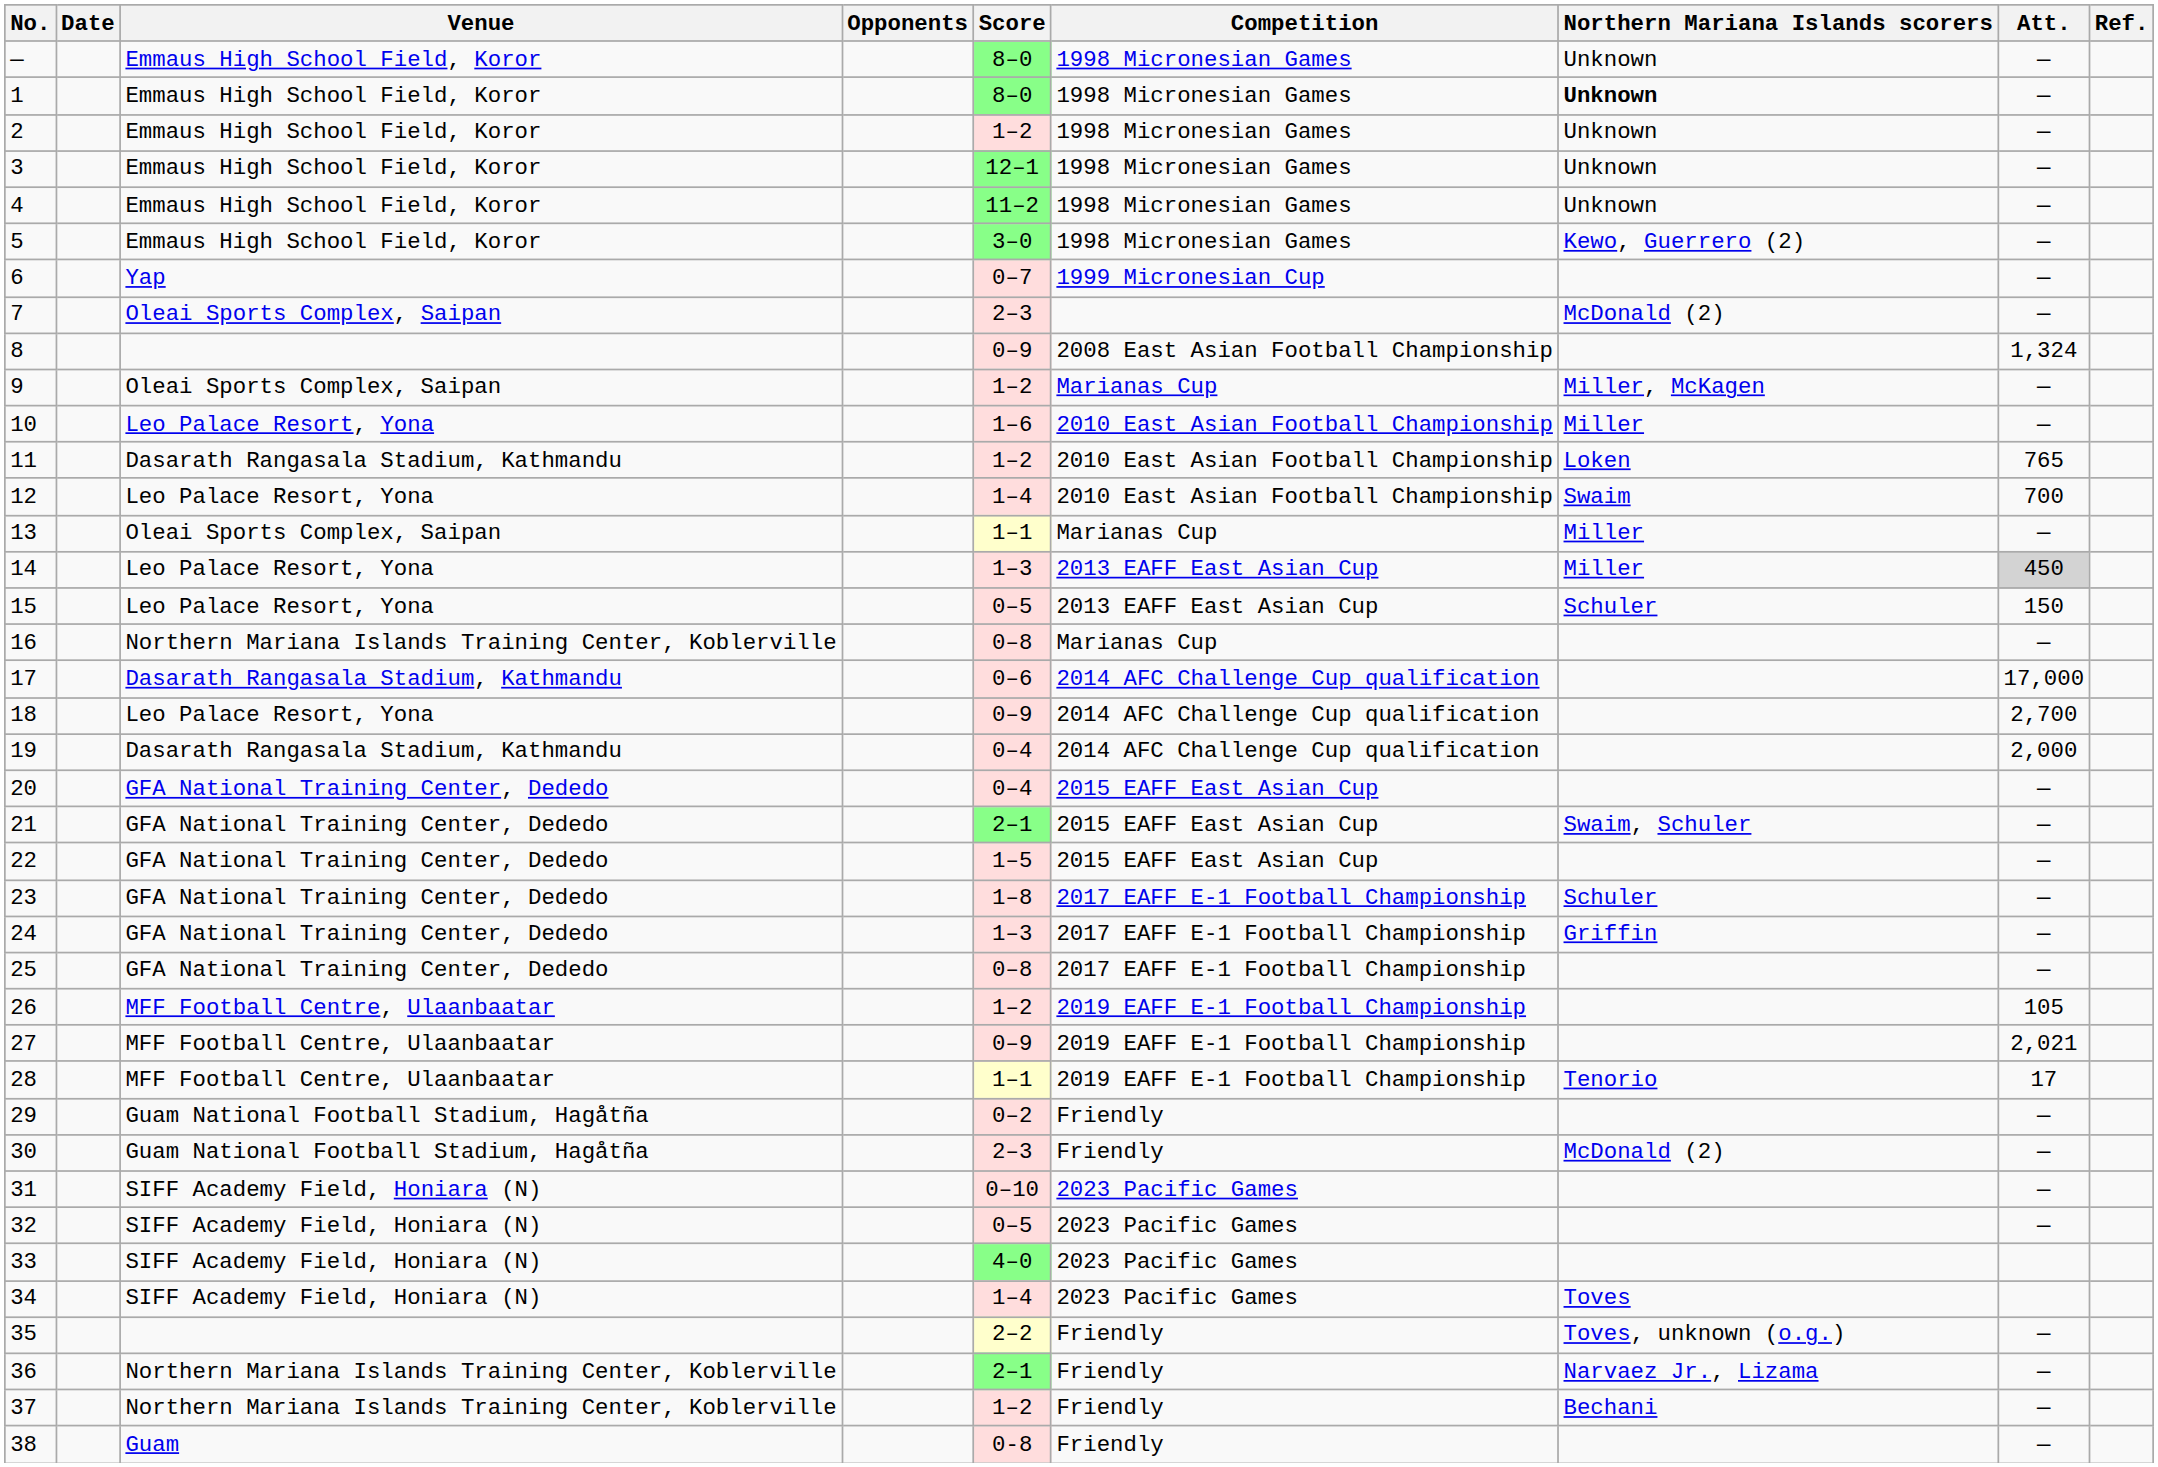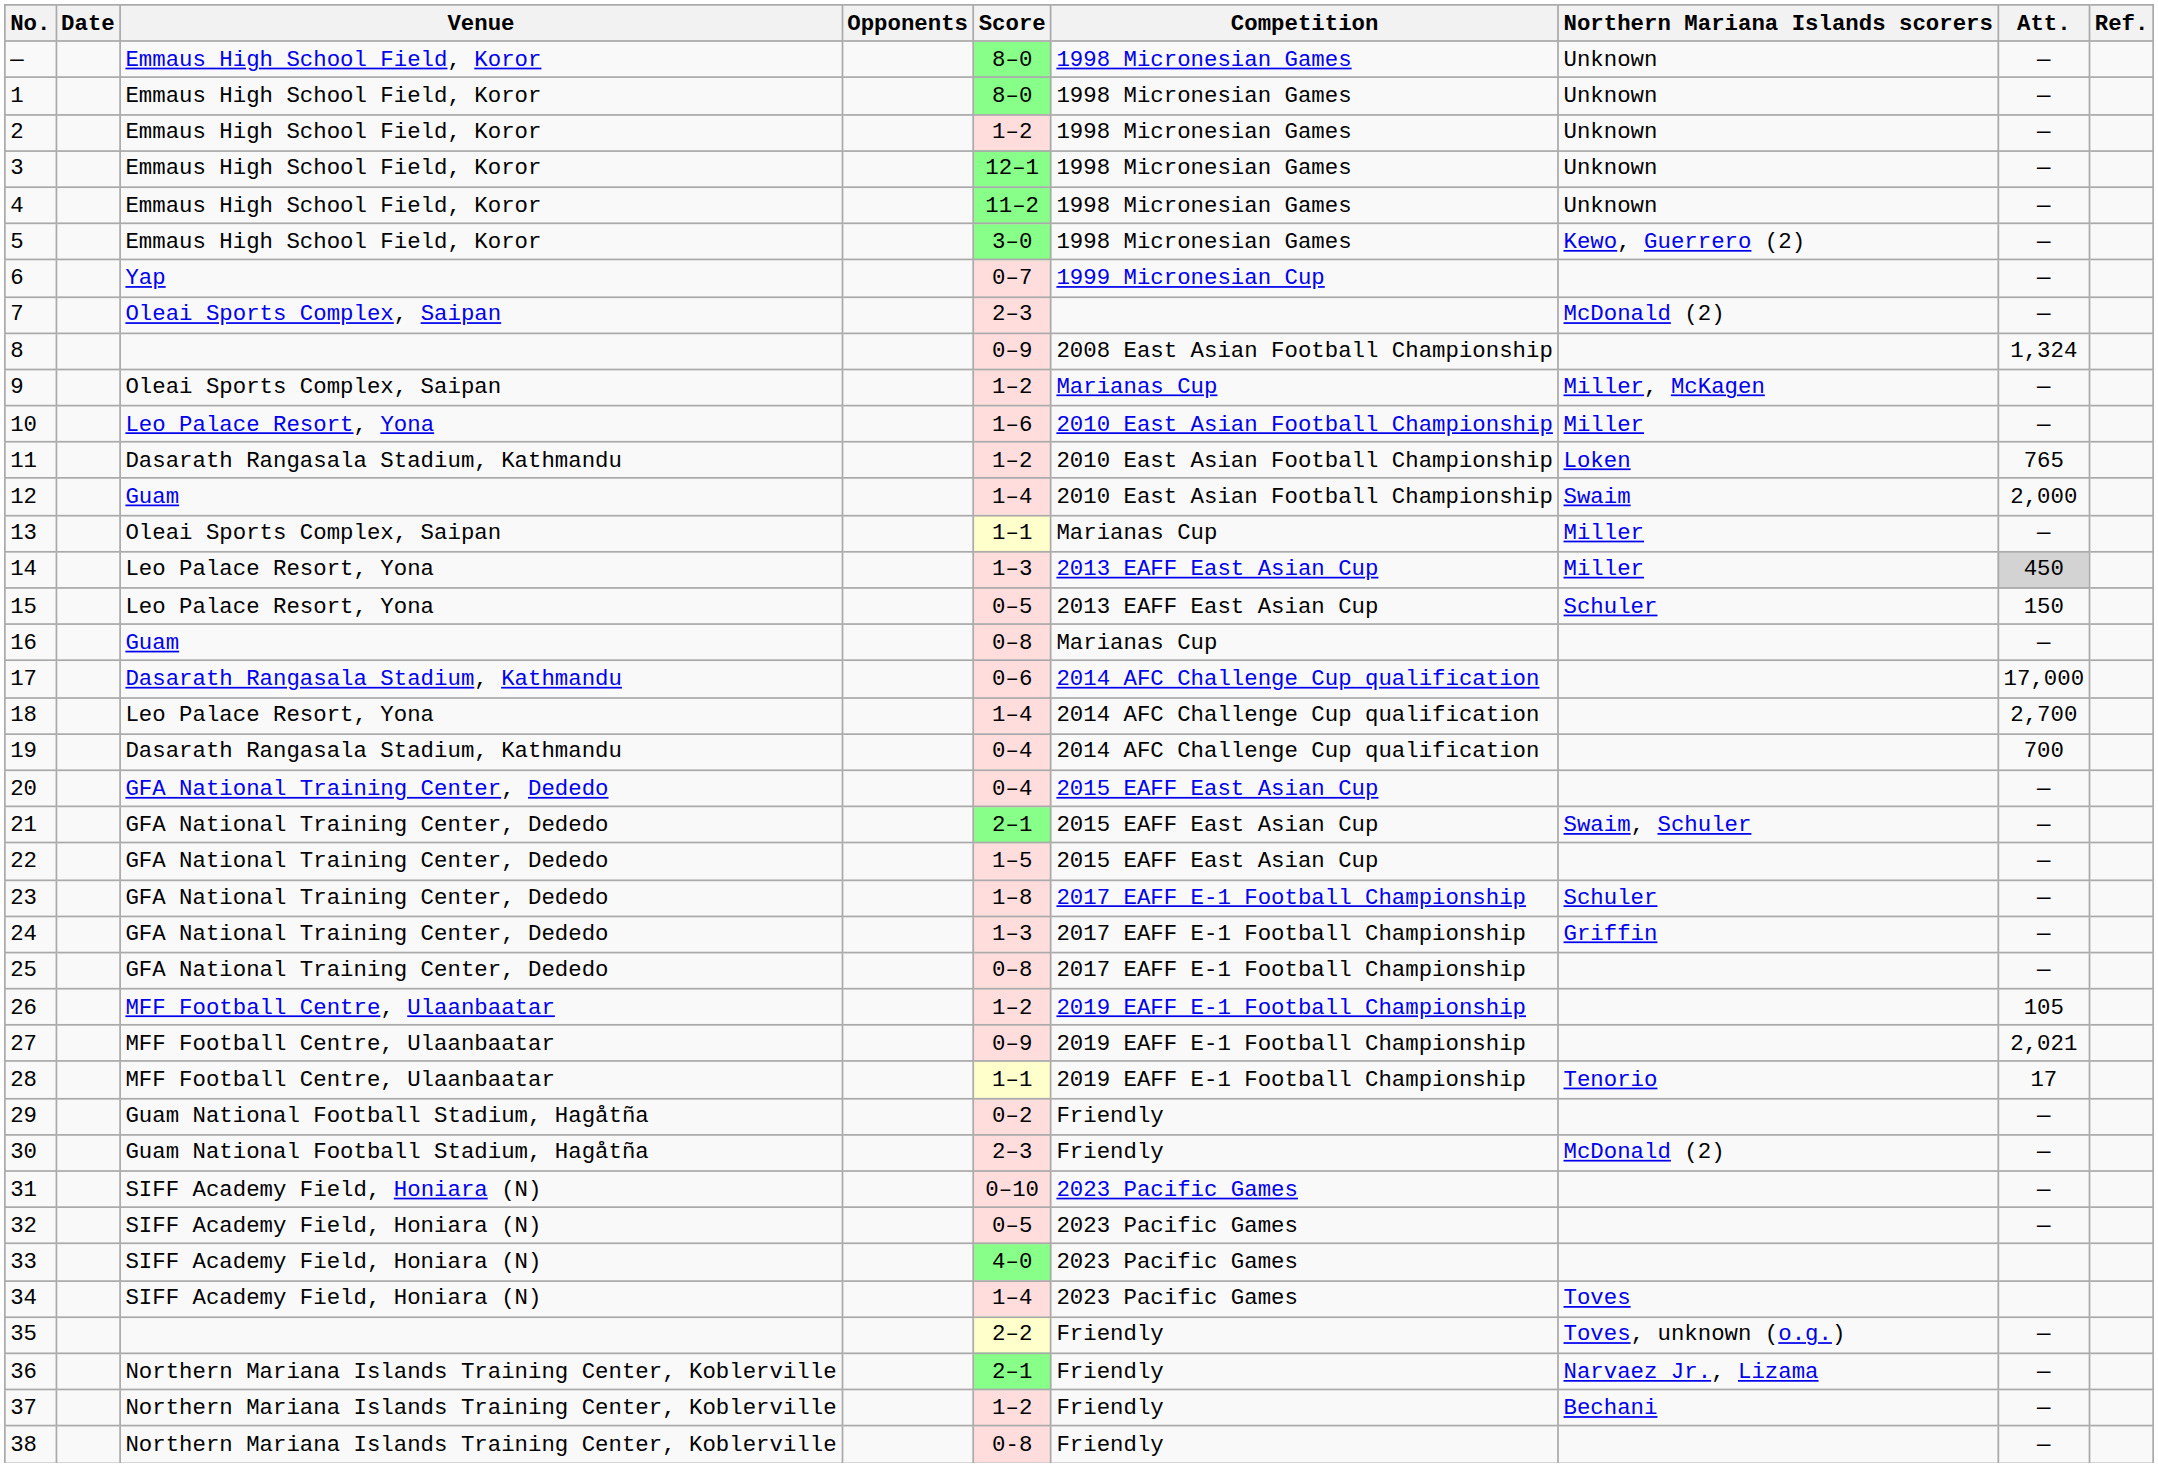(1610, 96) bold -> (1610, 96) normal
(280, 497) Leo Palace Resort, Yona -> (152, 497) Guam
(2044, 497) 700 -> (2044, 497) 2,000
(481, 643) Northern Mariana Islands Training Center, Koblerville -> (152, 643) Guam
(1012, 715) 0–9 -> (1012, 715) 1–4
(2044, 752) 2,000 -> (2044, 752) 700
(152, 1444) Guam -> (481, 1444) Northern Mariana Islands Training Center, Koblerville
